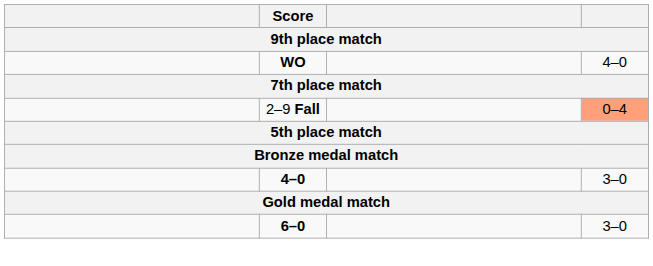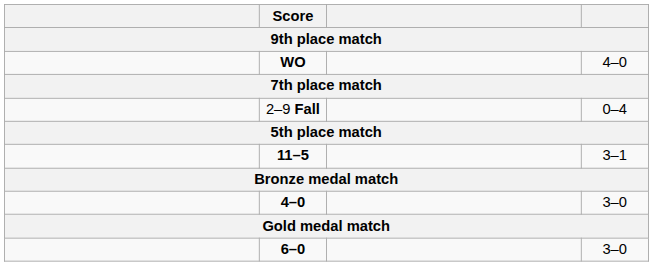(615, 109) lightsalmon background -> (615, 109) no background
+ row: (293, 156)
